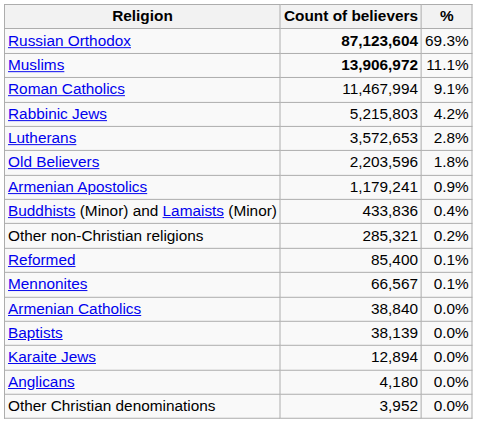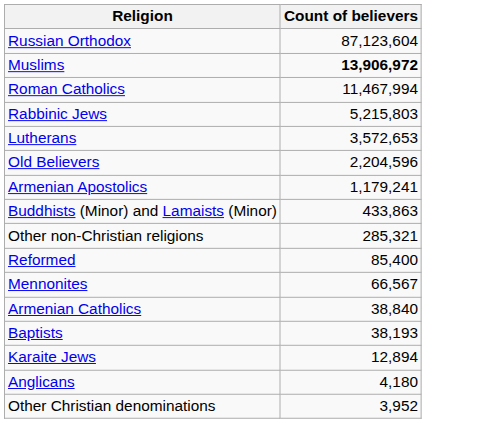- column: (447, 16)
(380, 41) bold -> (380, 41) normal
(384, 162) 2,203,596 -> (384, 162) 2,204,596
(390, 211) 433,836 -> (390, 211) 433,863
(395, 333) 38,139 -> (395, 333) 38,193
